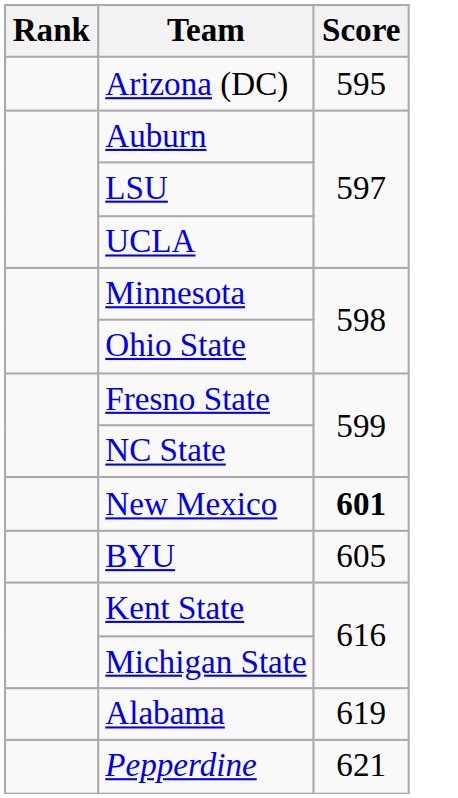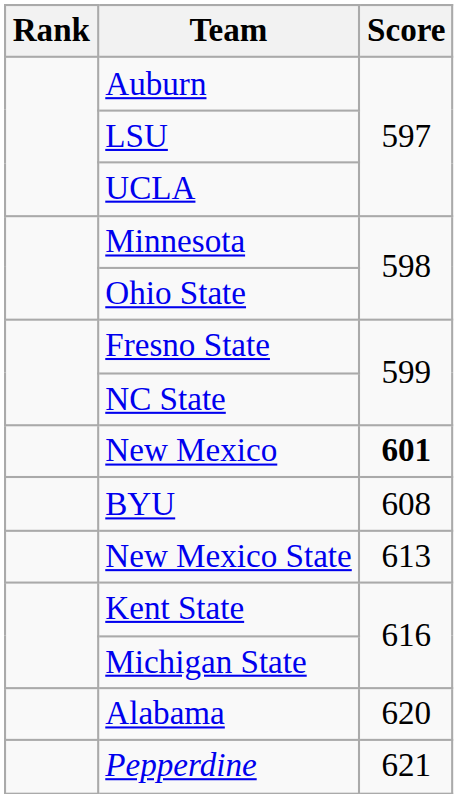- row: (197, 83)
(361, 556) 605 -> (406, 503) 608
+ row: (229, 556)
(361, 713) 619 -> (406, 713) 620
